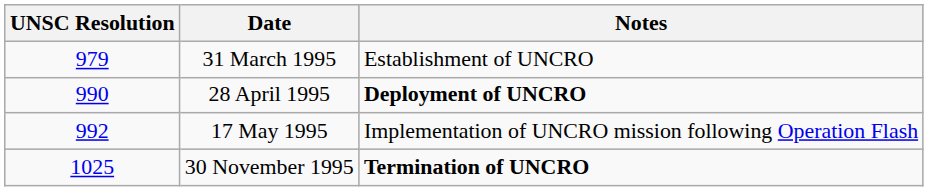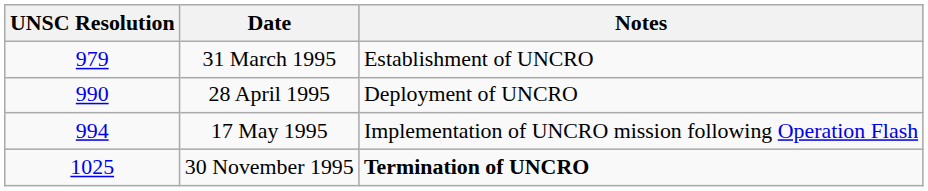(475, 95) bold -> (471, 95) normal
(92, 131) 992 -> (92, 131) 994
